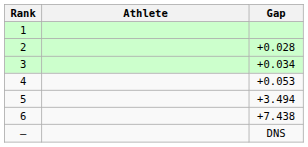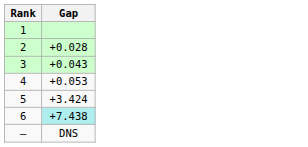- column: (146, 13)
(276, 64) +0.034 -> (69, 64) +0.043
(276, 99) +3.494 -> (69, 99) +3.424
(276, 116) no background -> (69, 116) paleturquoise background
